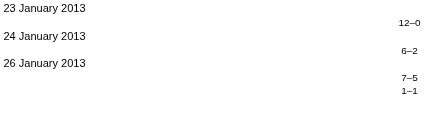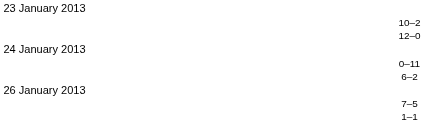+ row: (170, 22)
+ row: (170, 63)
